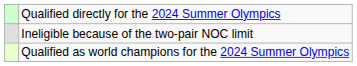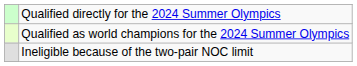rows swapped: (185, 53) <-> (137, 33)
